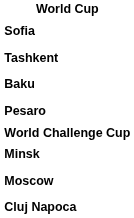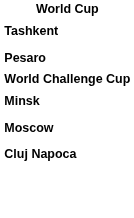- row: (20, 31)
- row: (20, 84)
